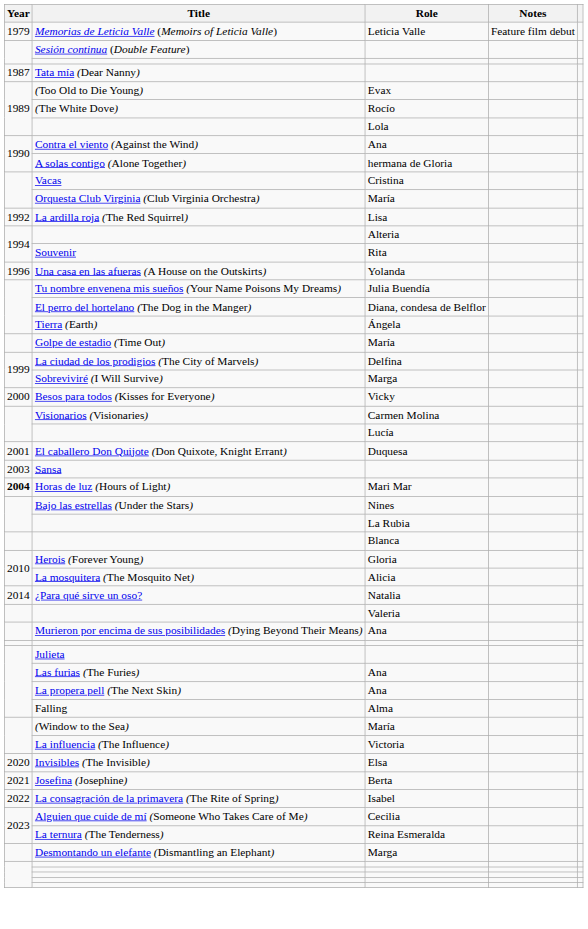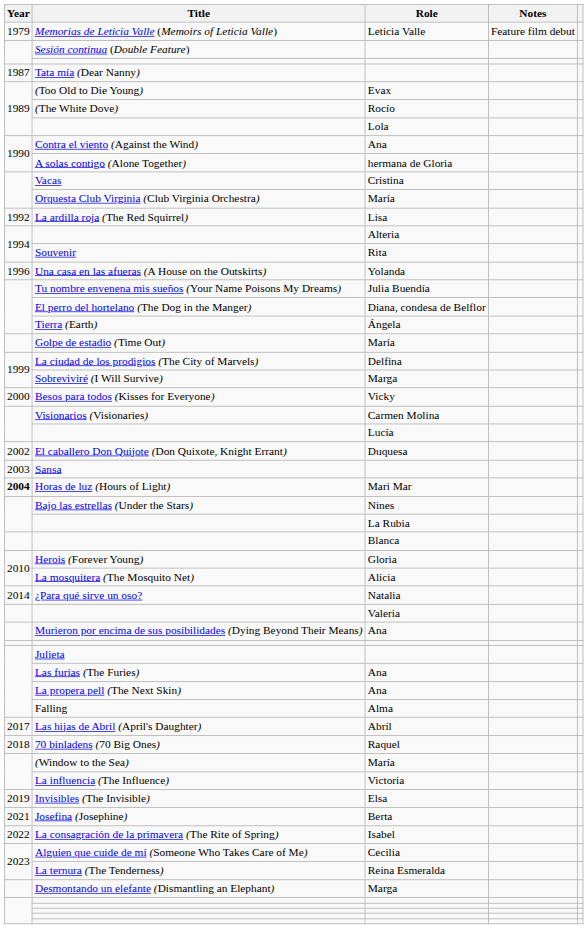(18, 451) 2001 -> (18, 451) 2002
+ row: (118, 726)
+ row: (97, 744)
(18, 762) 2020 -> (18, 798) 2019
